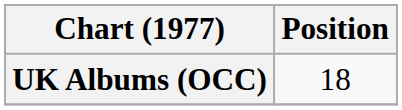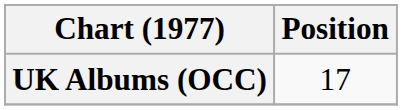(335, 78) 18 -> (335, 78) 17
